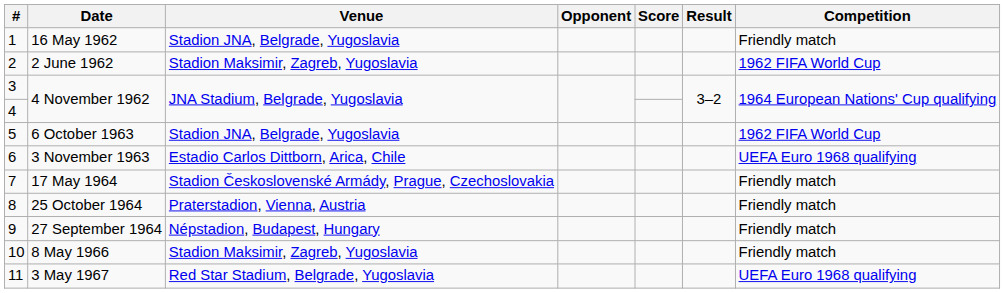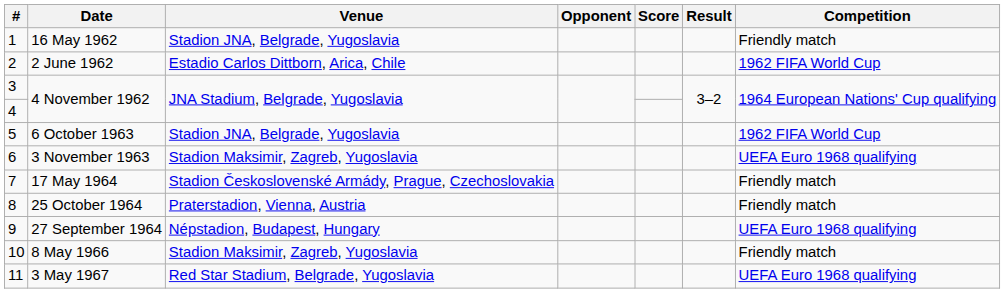(293, 63) Stadion Maksimir, Zagreb, Yugoslavia -> (287, 63) Estadio Carlos Dittborn, Arica, Chile
(287, 157) Estadio Carlos Dittborn, Arica, Chile -> (293, 157) Stadion Maksimir, Zagreb, Yugoslavia
(787, 228) Friendly match -> (827, 228) UEFA Euro 1968 qualifying
